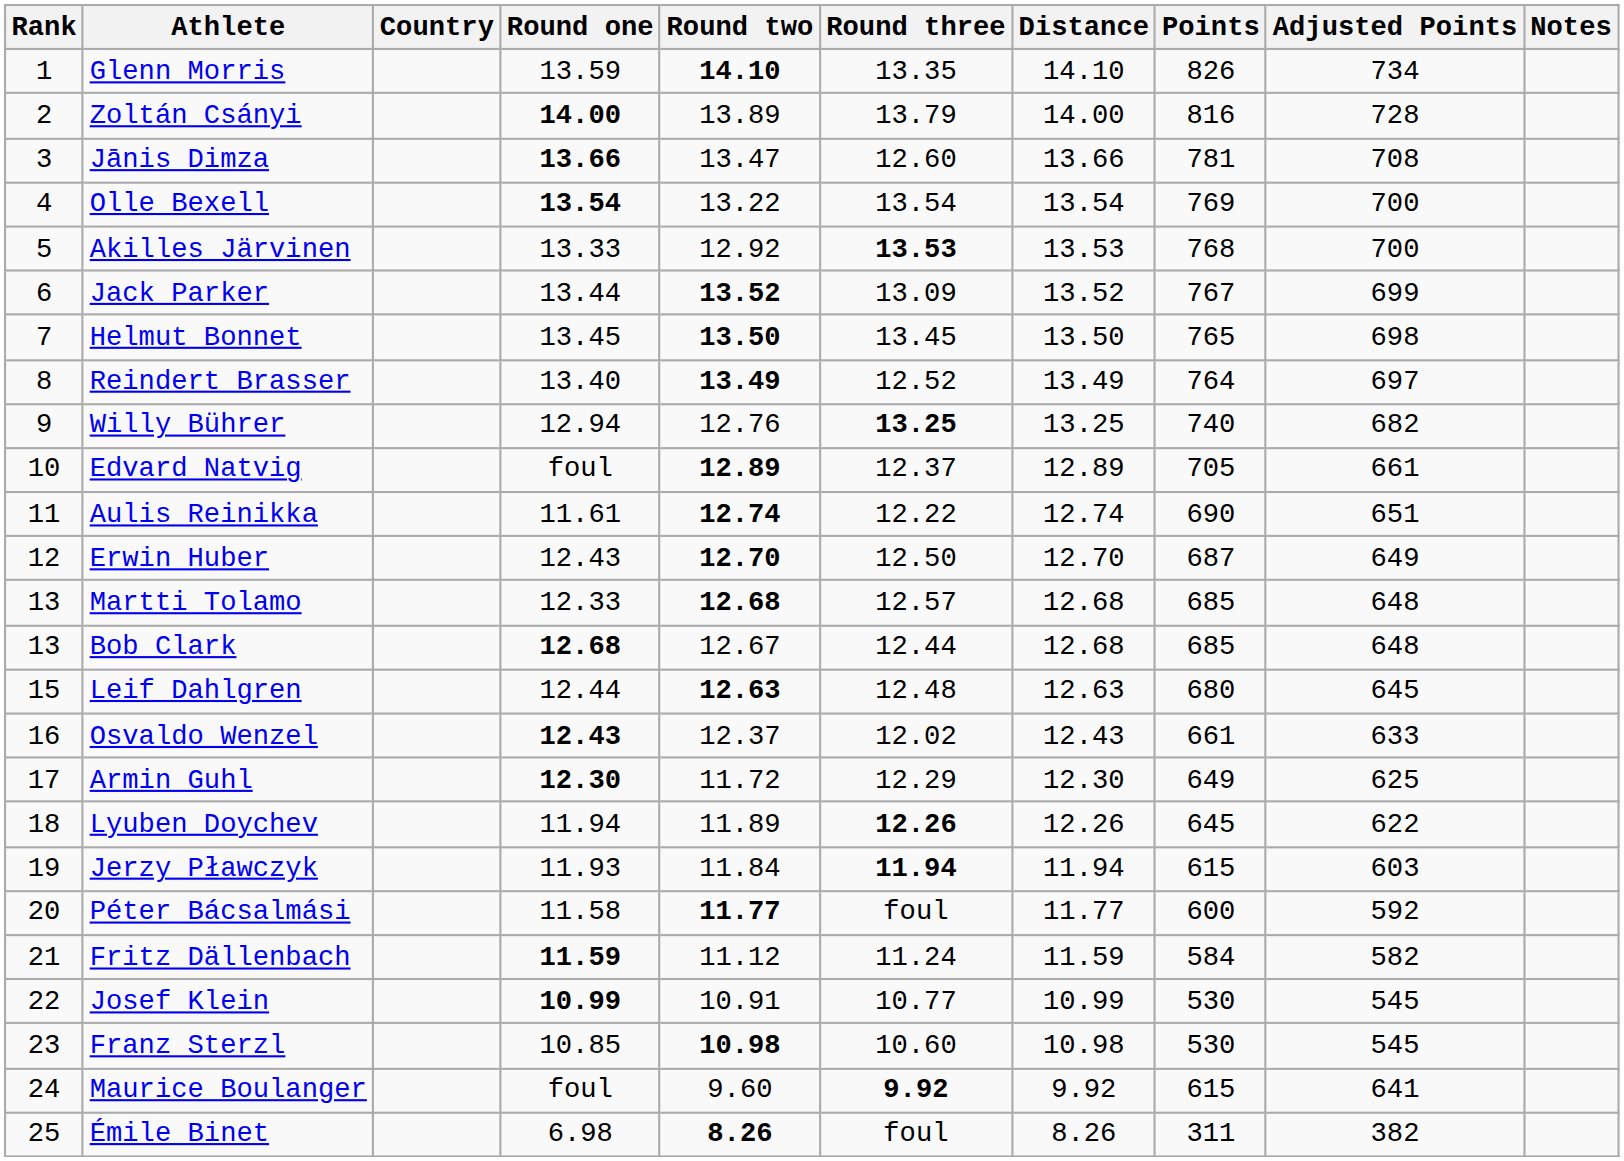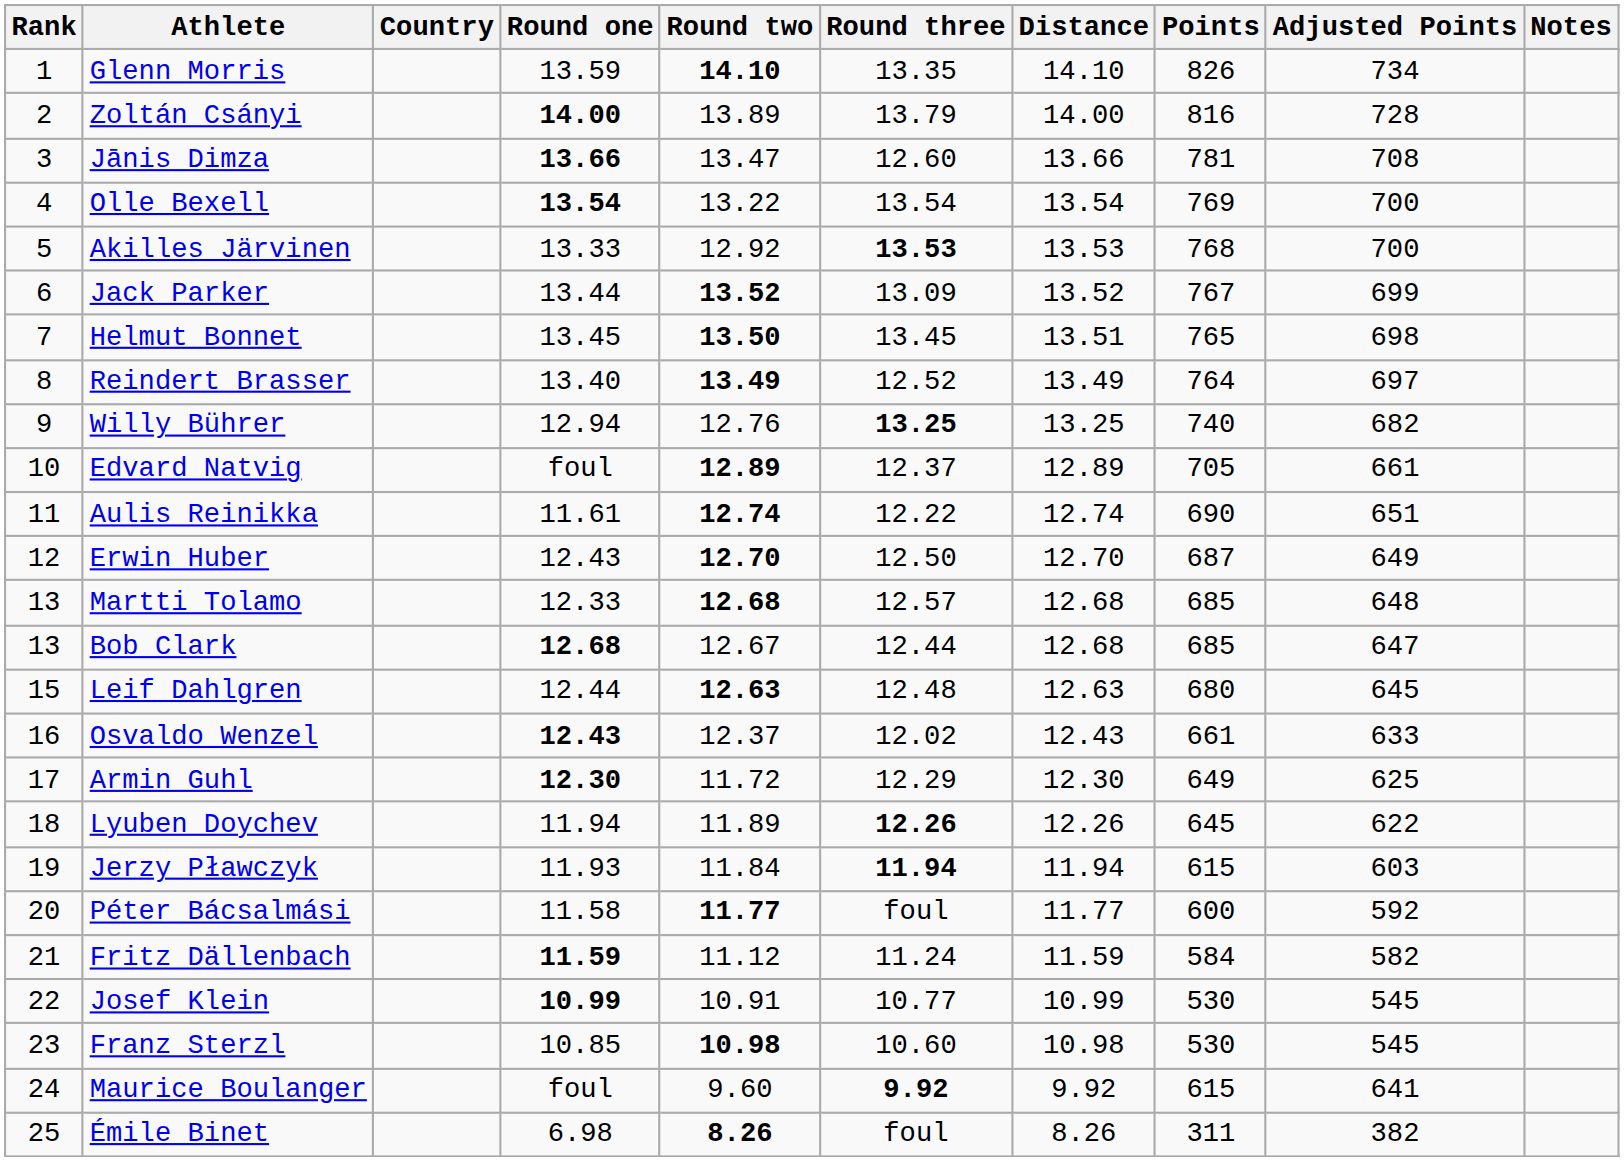(1084, 337) 13.50 -> (1084, 337) 13.51
(1395, 647) 648 -> (1395, 647) 647
